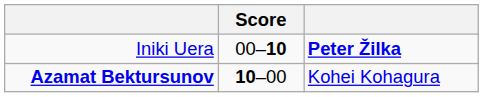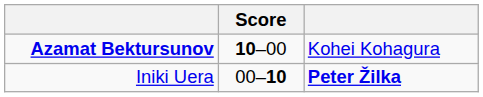rows swapped: (122, 78) <-> (175, 49)
